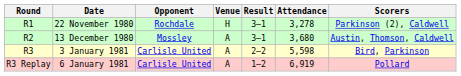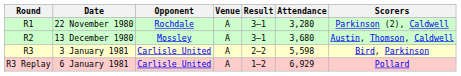(228, 24) H -> (228, 24) A
(302, 24) 3,278 -> (302, 24) 3,280
(302, 64) 6,919 -> (302, 64) 6,929
